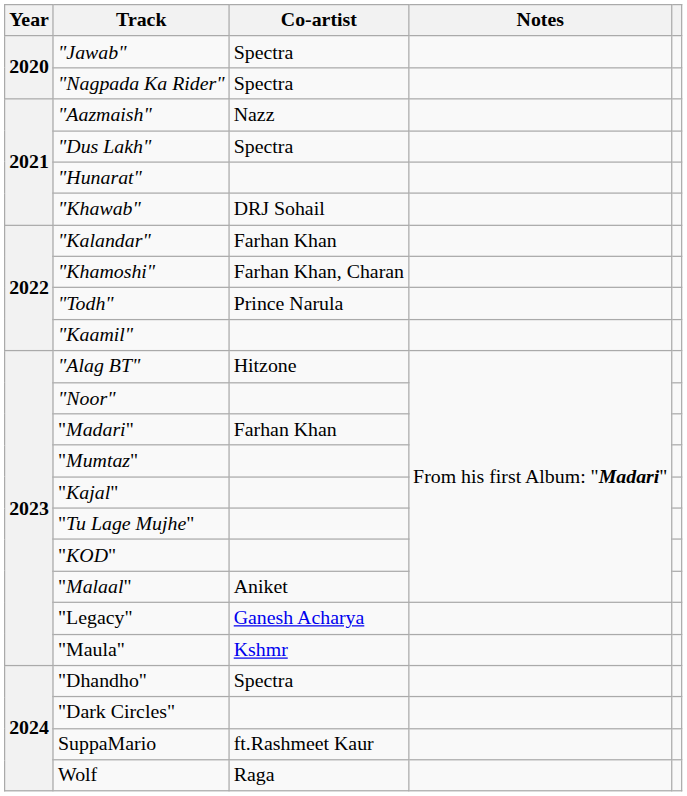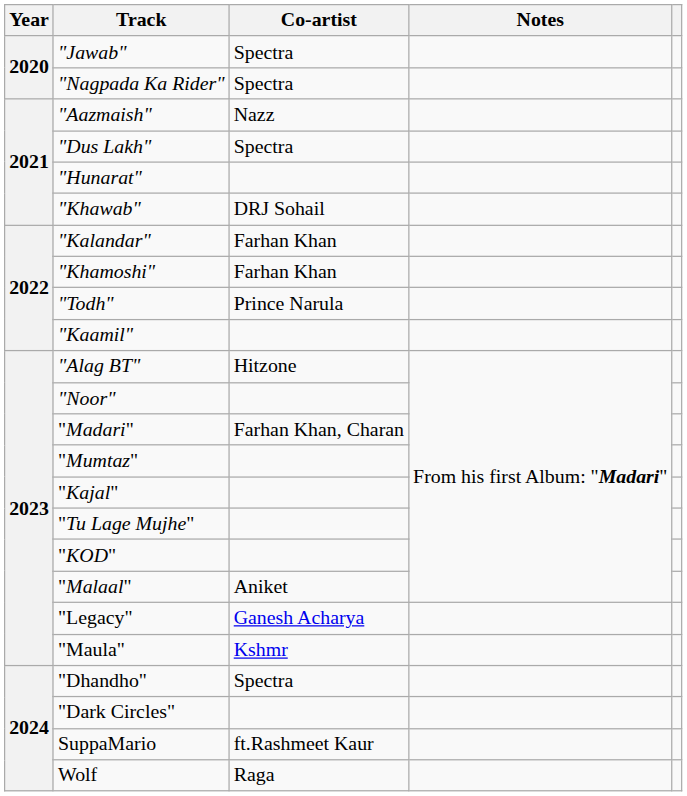(319, 271) Farhan Khan, Charan -> (285, 271) Farhan Khan
(285, 429) Farhan Khan -> (319, 429) Farhan Khan, Charan
